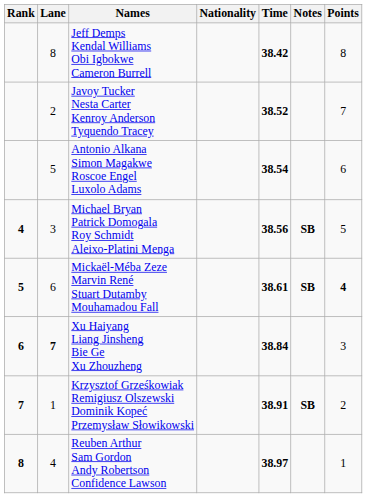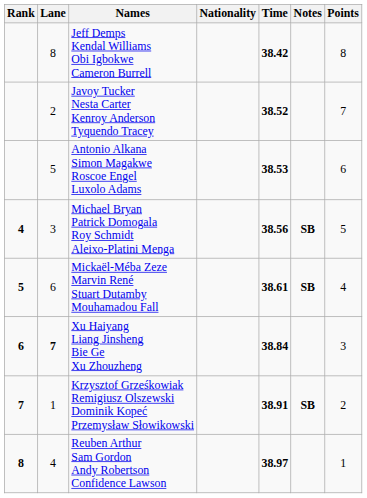(275, 170) 38.54 -> (275, 170) 38.53
(343, 287) bold -> (343, 287) normal
